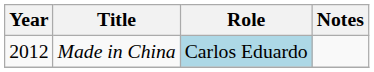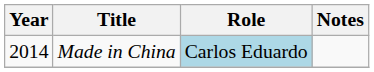(29, 51) 2012 -> (29, 51) 2014
